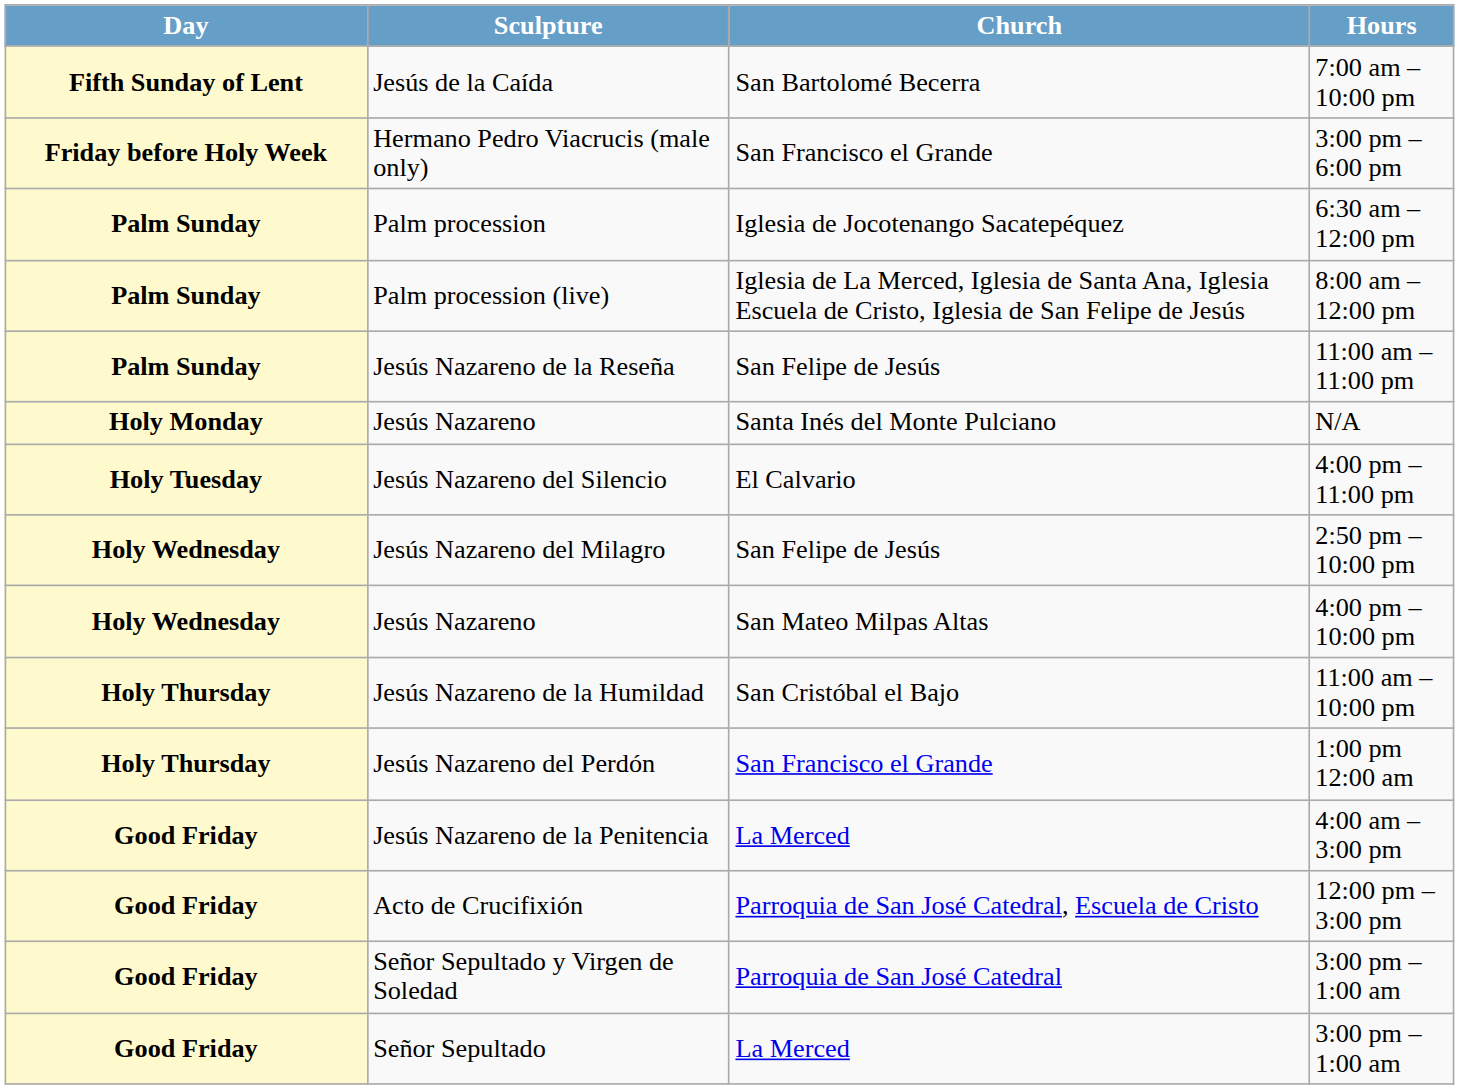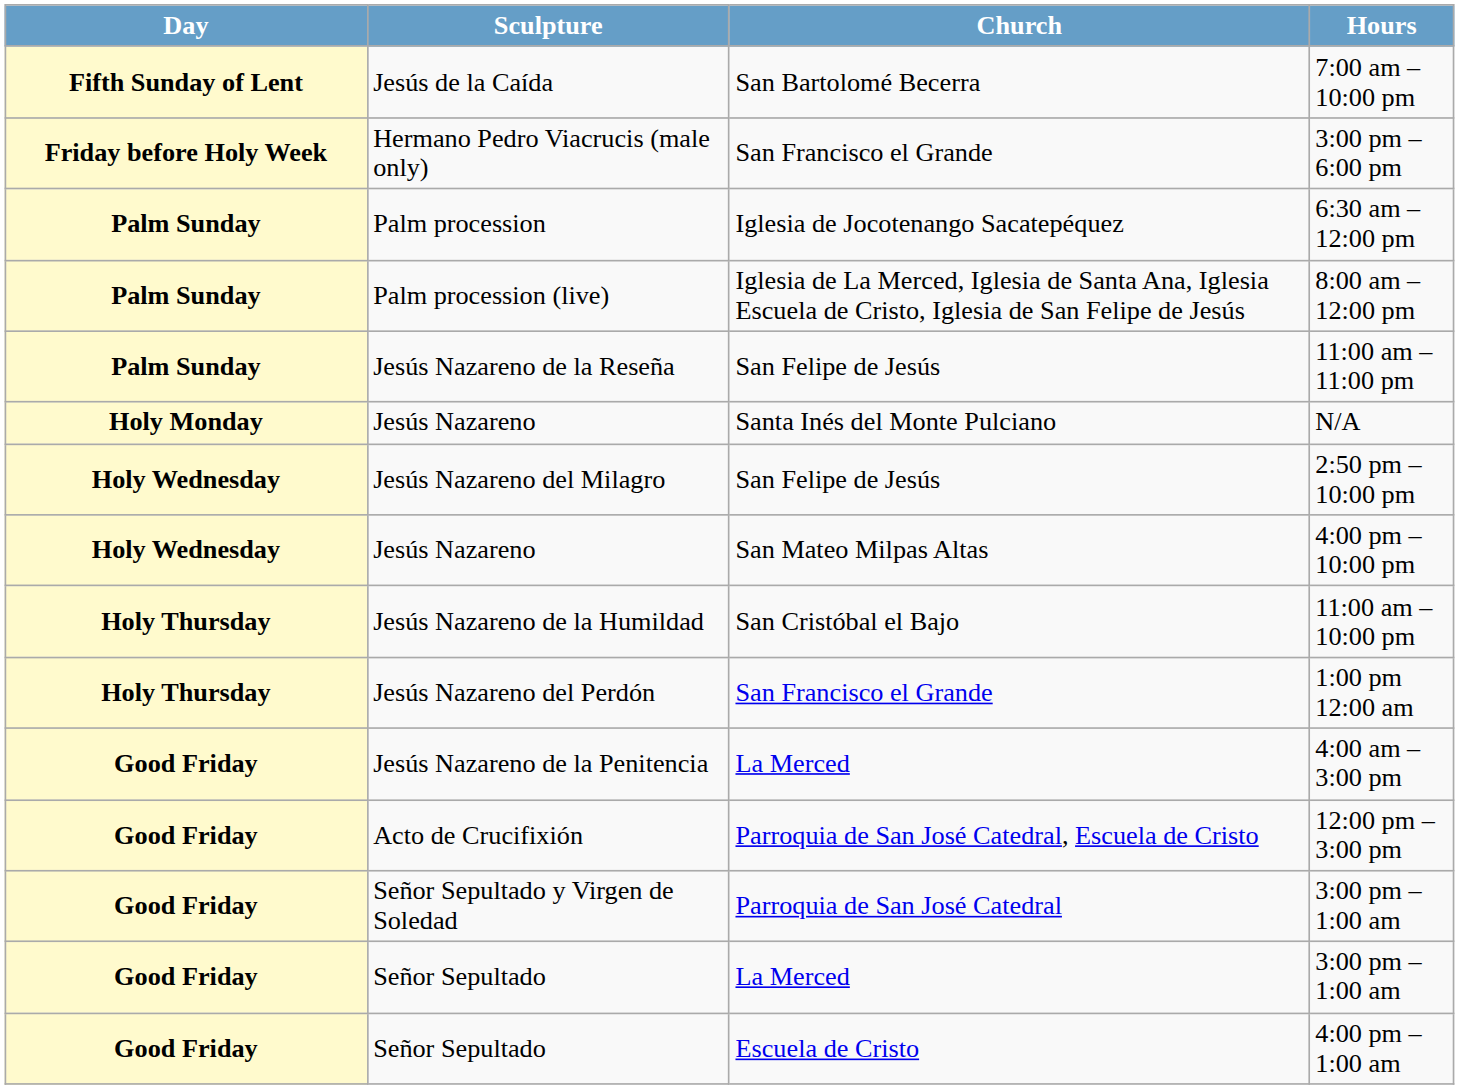- row: (520, 478)
+ row: (460, 1048)
